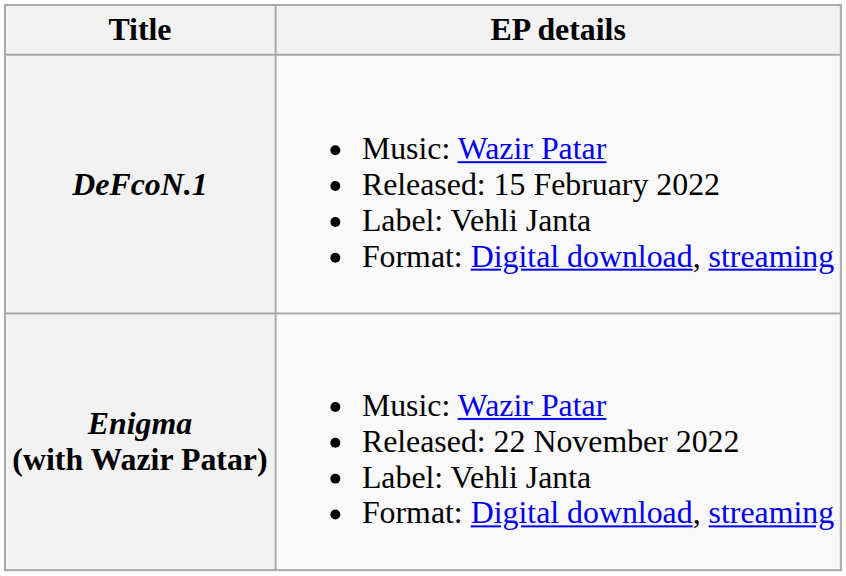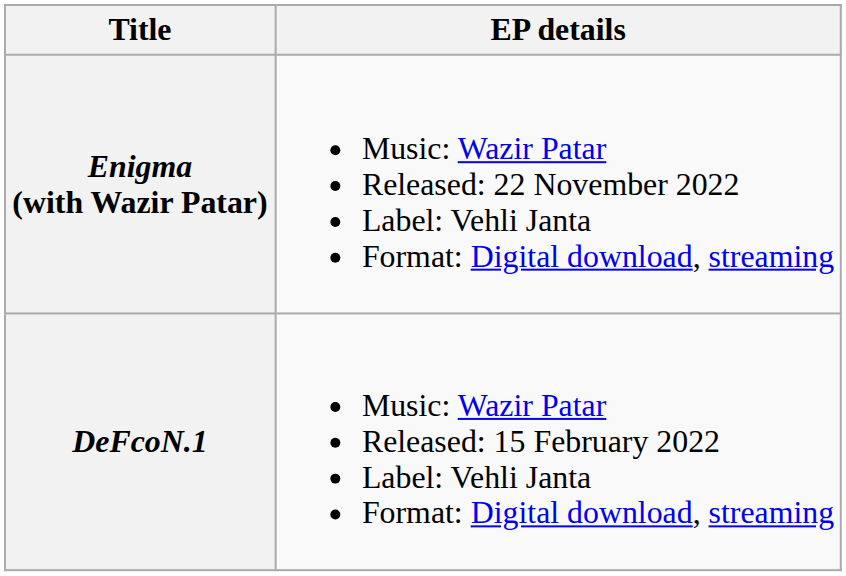rows swapped: (140, 183) <-> (140, 441)
